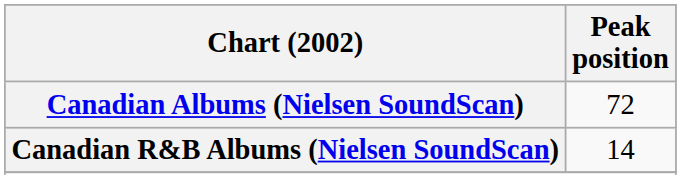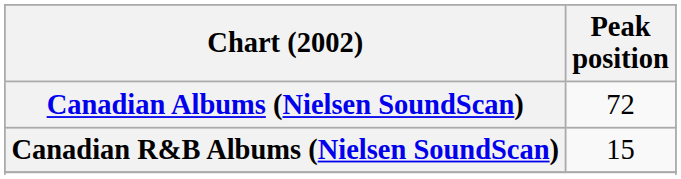(620, 149) 14 -> (620, 149) 15
